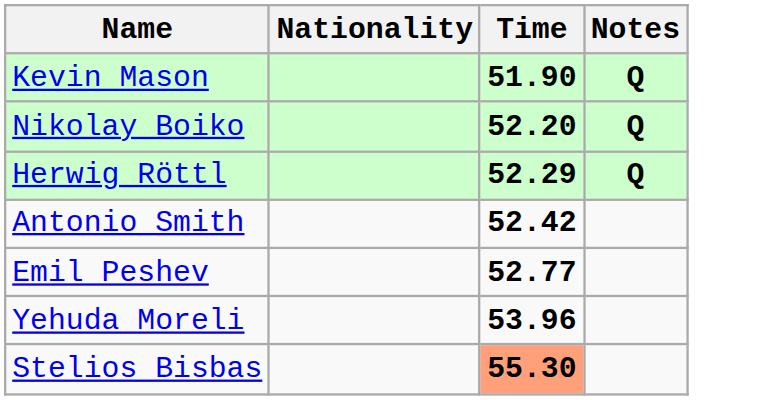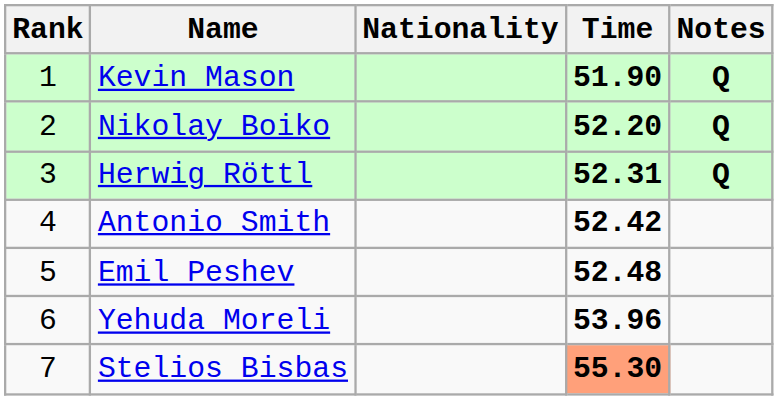+ column: (48, 29)
(532, 175) 52.29 -> (618, 175) 52.31
(532, 272) 52.77 -> (618, 272) 52.48
